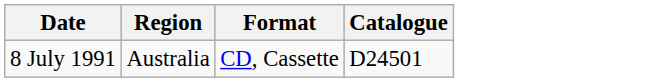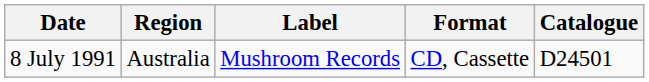+ column: (310, 22)
